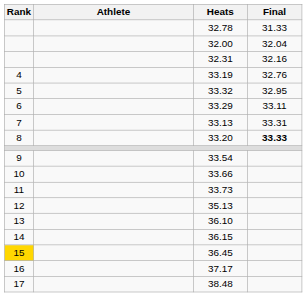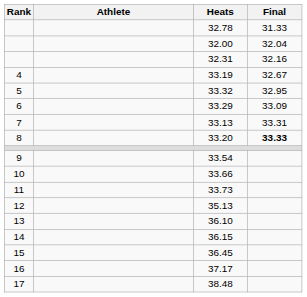(275, 75) 32.76 -> (275, 75) 32.67
(275, 106) 33.11 -> (275, 106) 33.09
(19, 252) gold background -> (19, 252) no background
